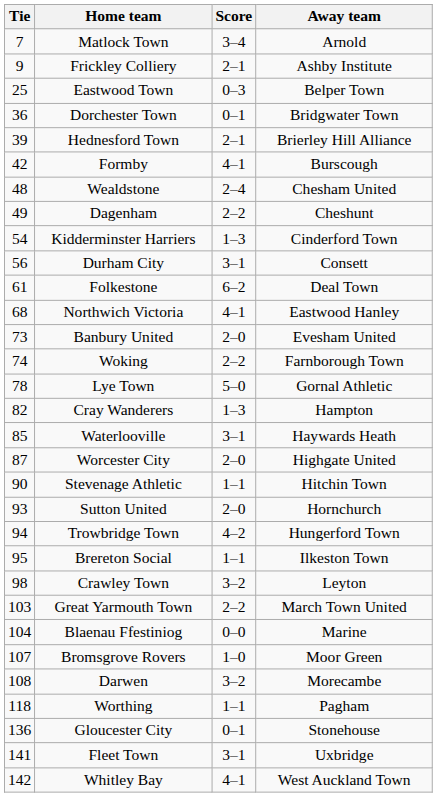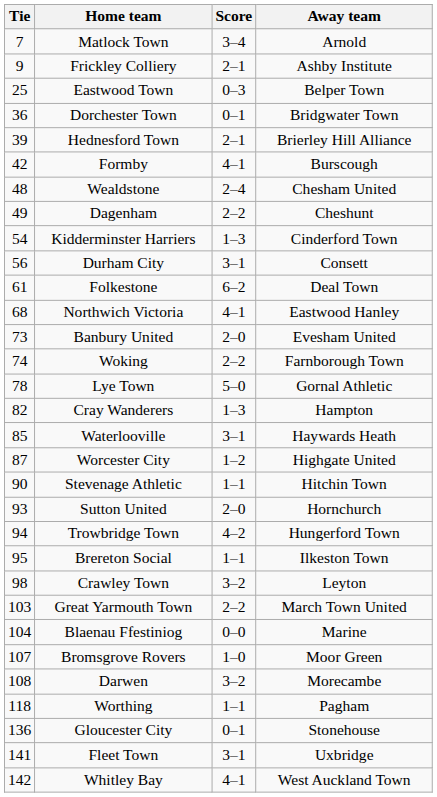(234, 459) 2–0 -> (234, 459) 1–2
